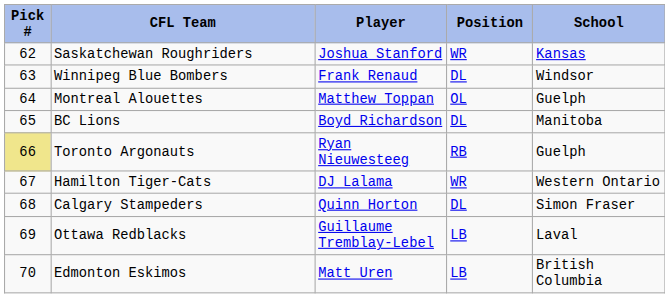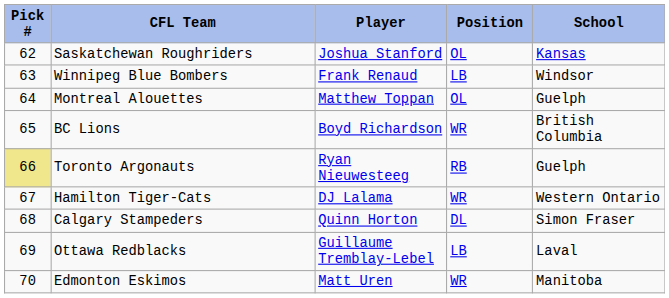(459, 54) WR -> (459, 54) OL
(459, 77) DL -> (459, 77) LB
(459, 121) DL -> (459, 129) WR
(569, 121) Manitoba -> (569, 129) British Columbia
(459, 274) LB -> (459, 281) WR
(569, 274) British Columbia -> (569, 281) Manitoba
